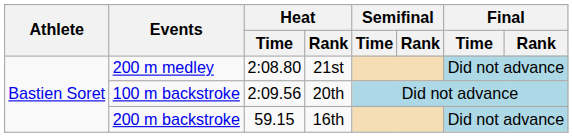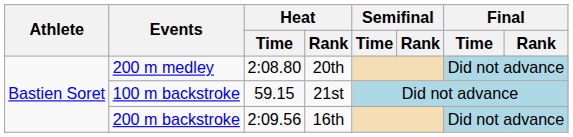(329, 69) 21st -> (329, 69) 20th
(274, 94) 2:09.56 -> (274, 94) 59.15
(329, 94) 20th -> (329, 94) 21st
(274, 120) 59.15 -> (274, 120) 2:09.56
